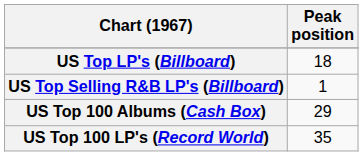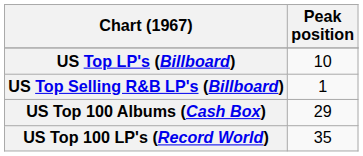(323, 61) 18 -> (323, 61) 10
